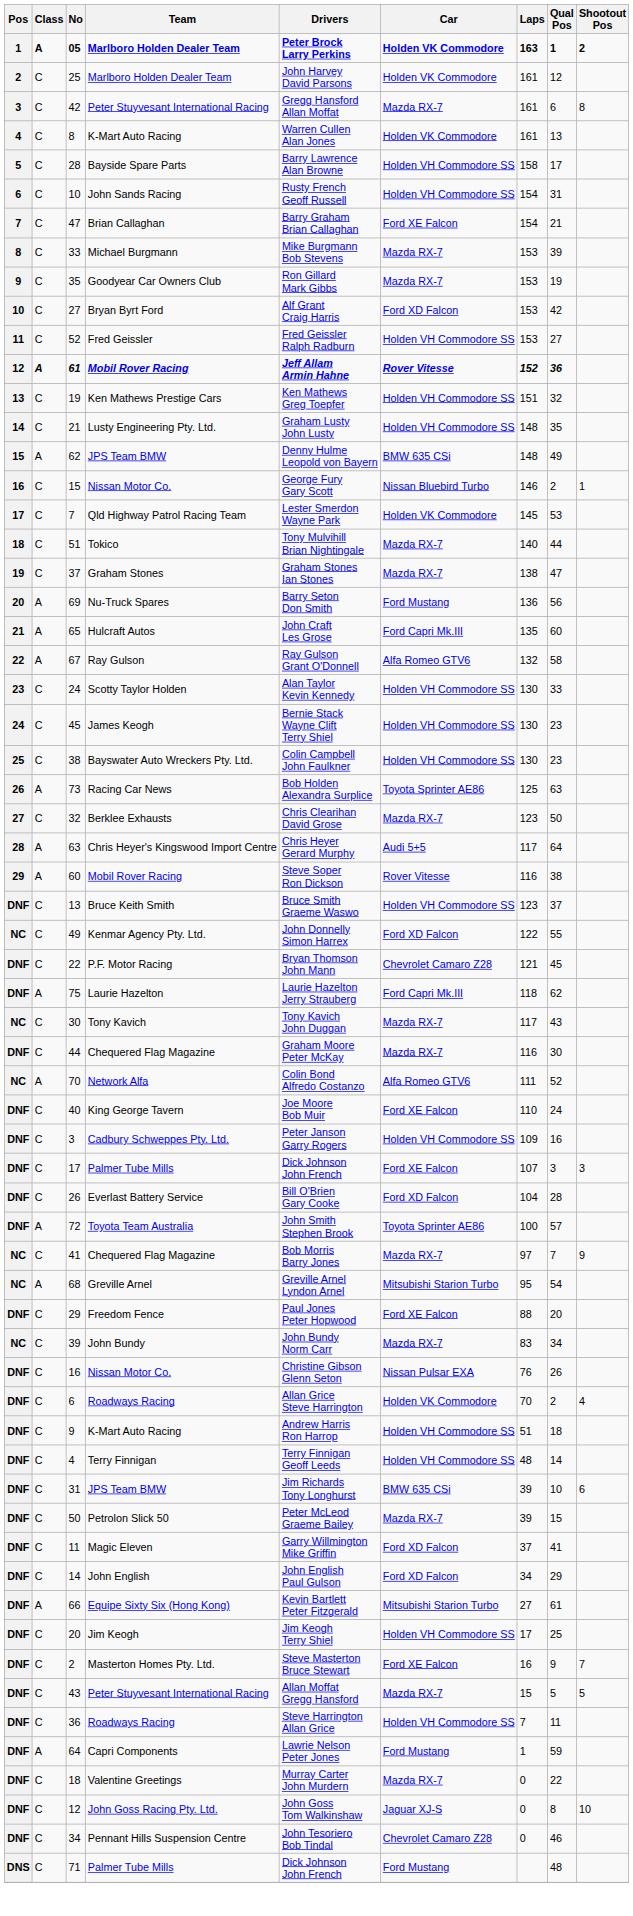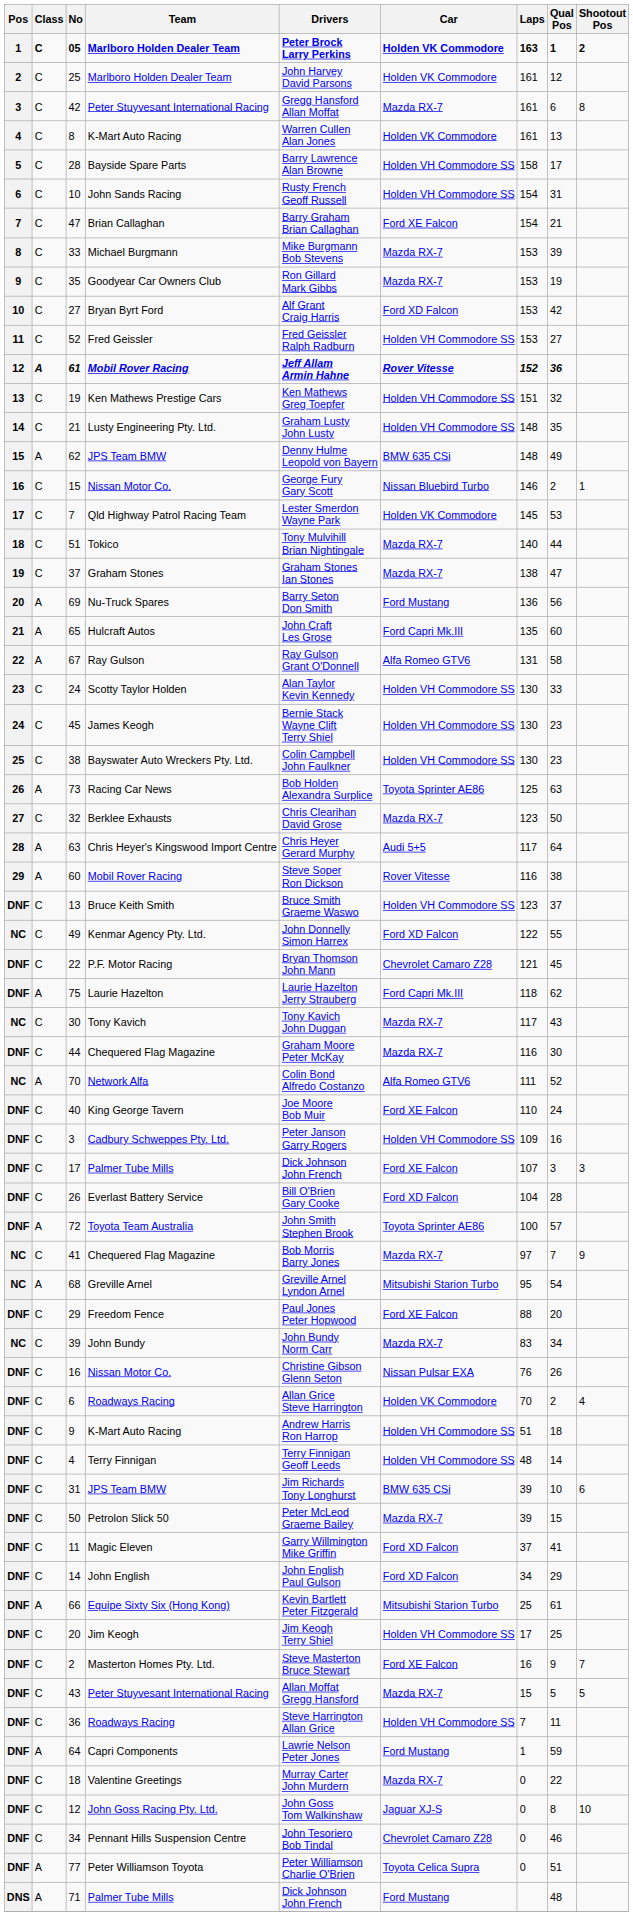(39, 48) A -> (39, 48) C
(529, 661) 132 -> (529, 661) 131
(526, 1606) 27 -> (526, 1606) 25
+ row: (74, 1868)
(39, 1868) C -> (38, 1897) A
